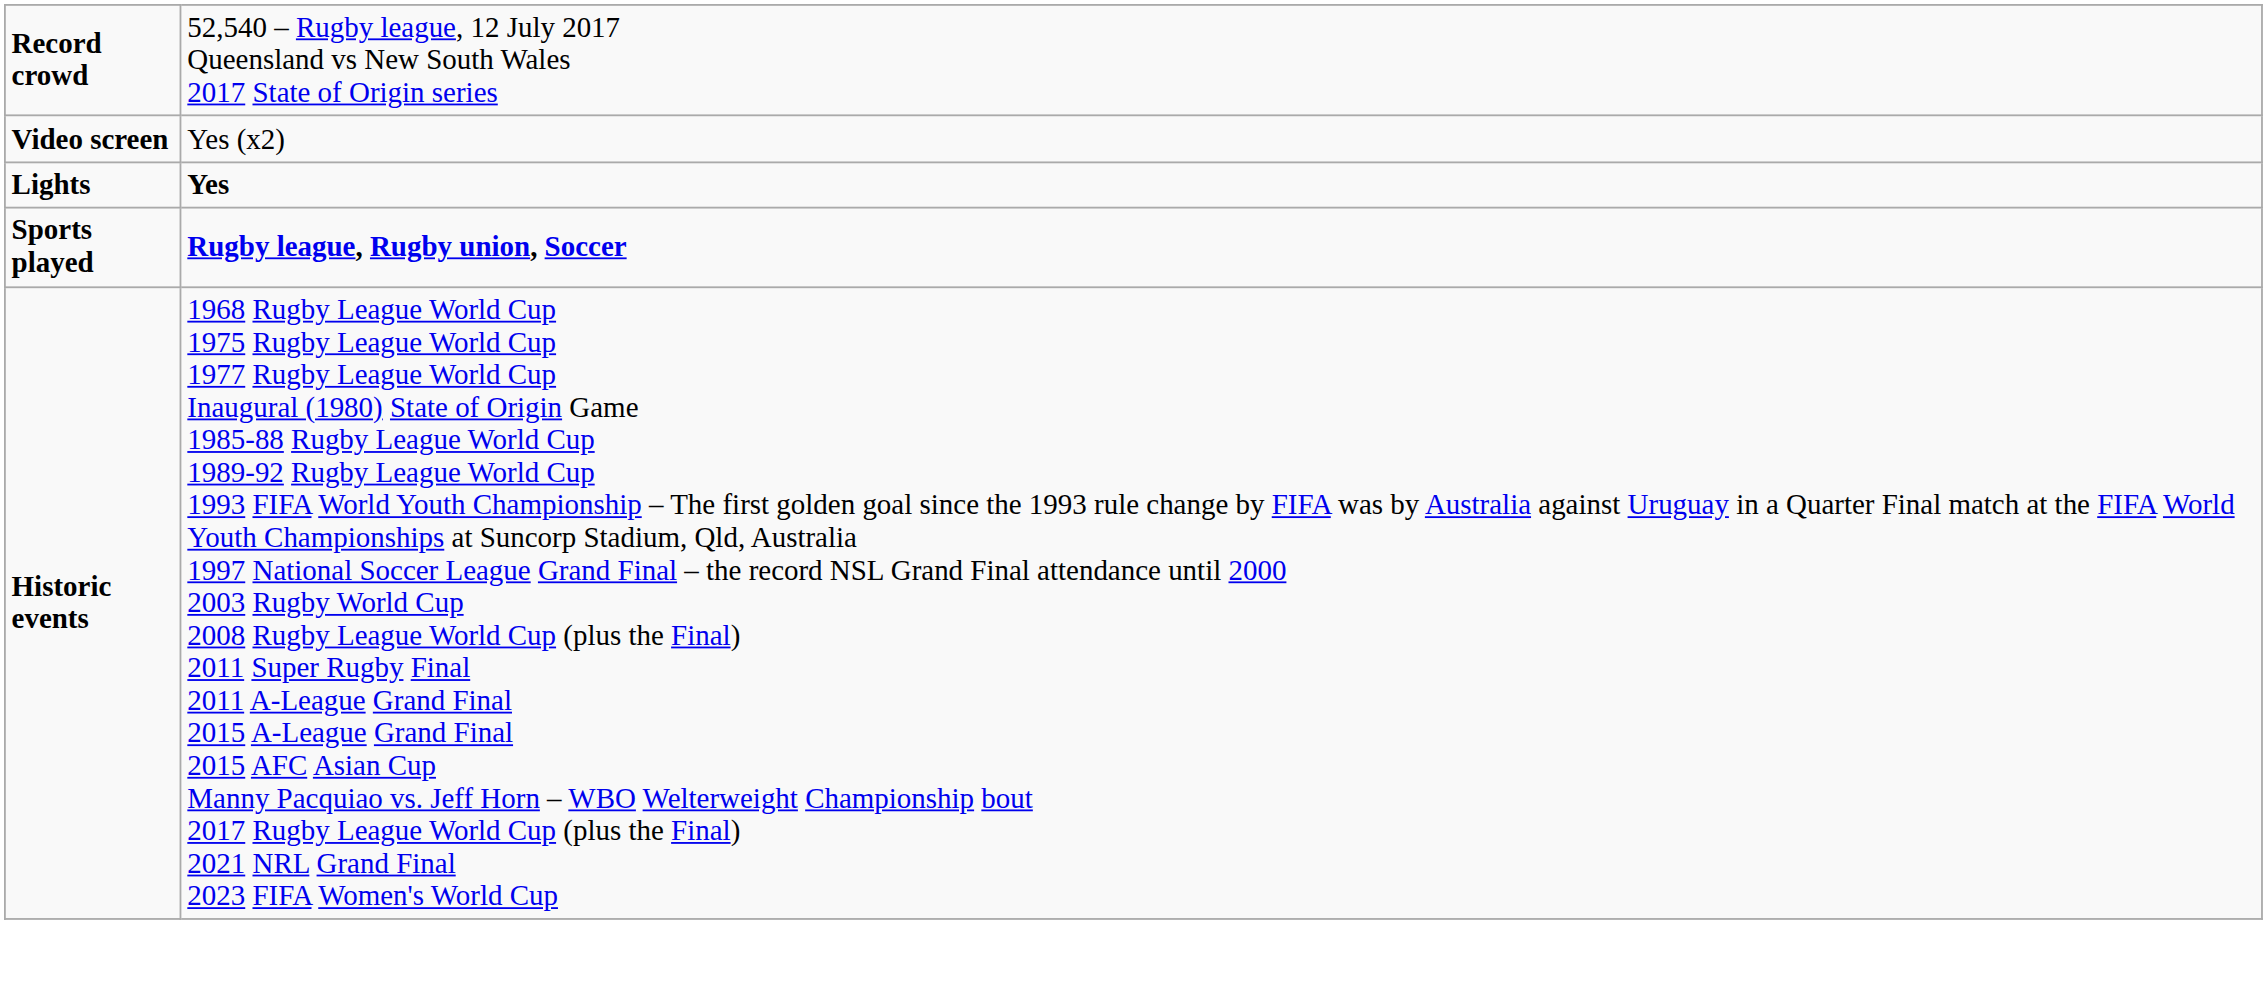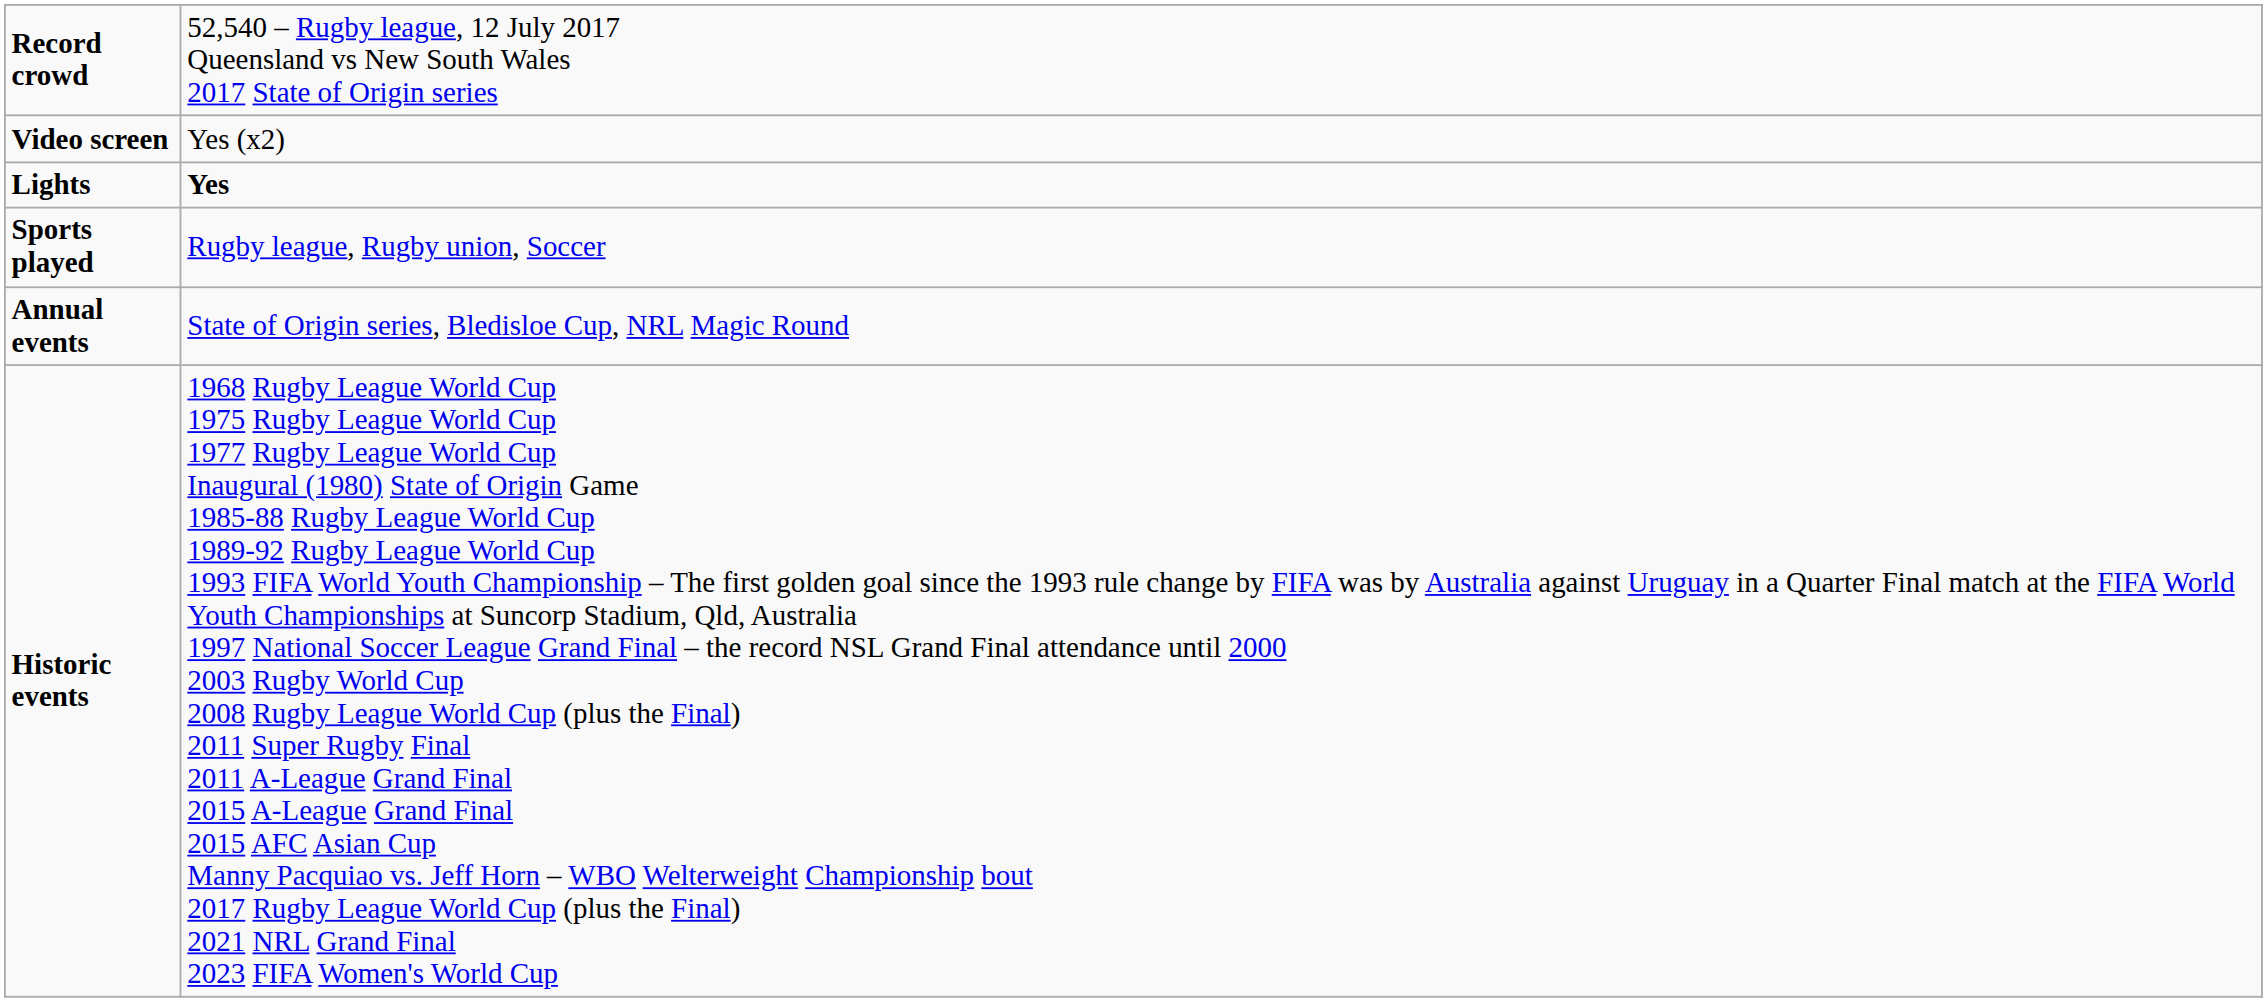(407, 246) bold -> (396, 246) normal
+ row: (57, 325)
